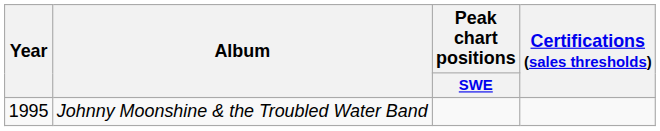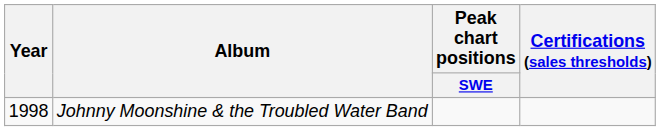(29, 111) 1995 -> (29, 111) 1998
